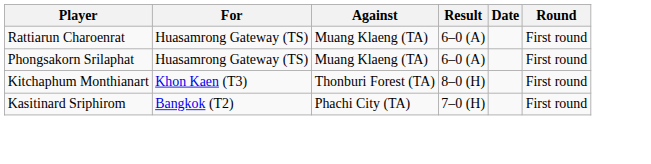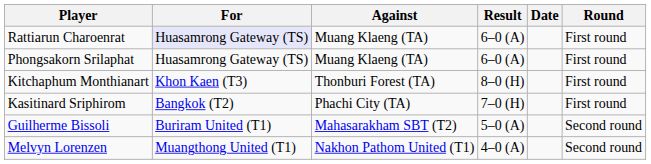(232, 37) no background -> (232, 37) lavender background
+ row: (58, 125)
+ row: (57, 147)
